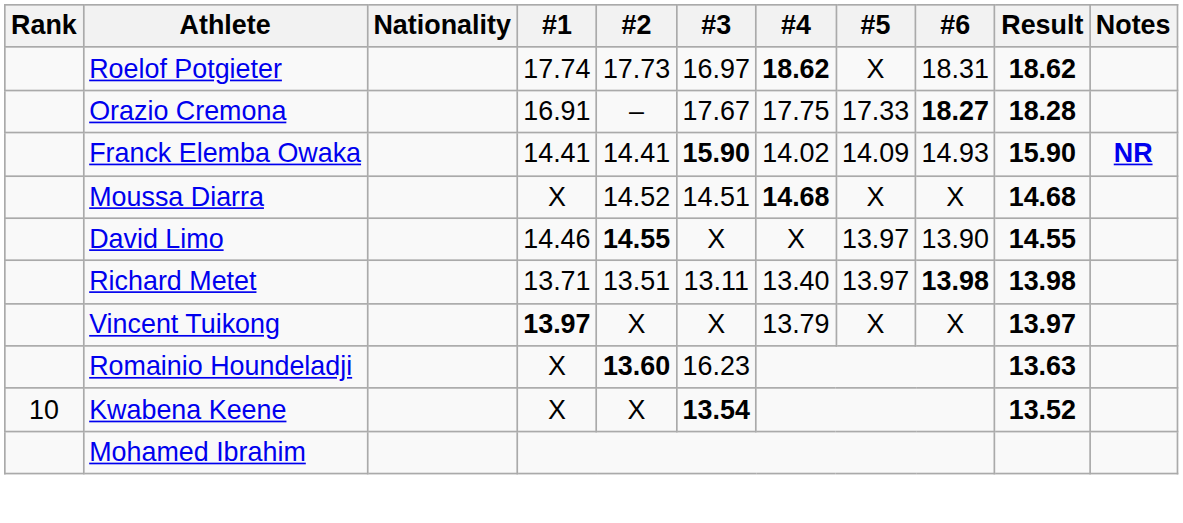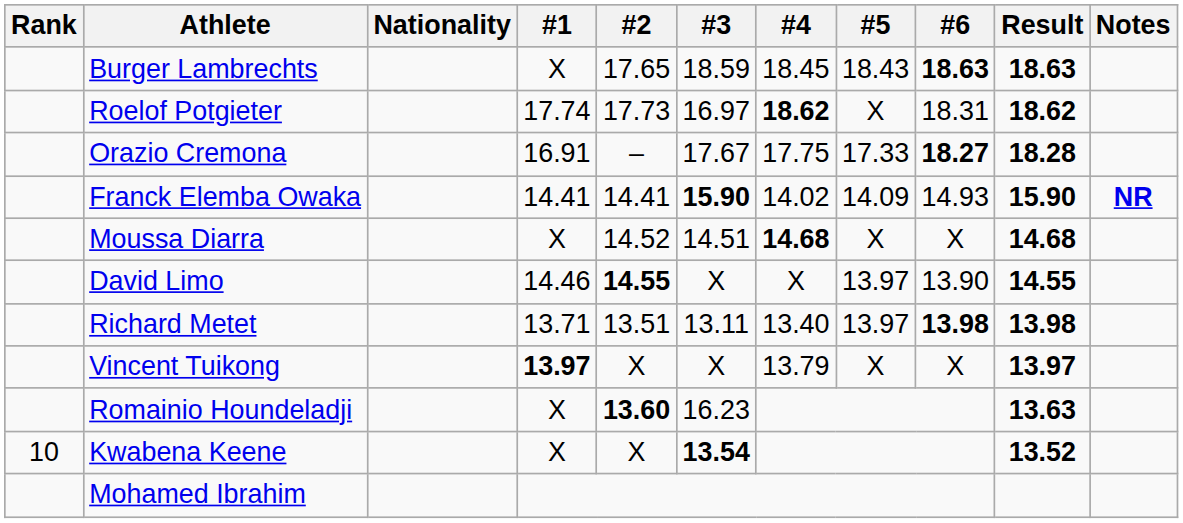+ row: (203, 68)
